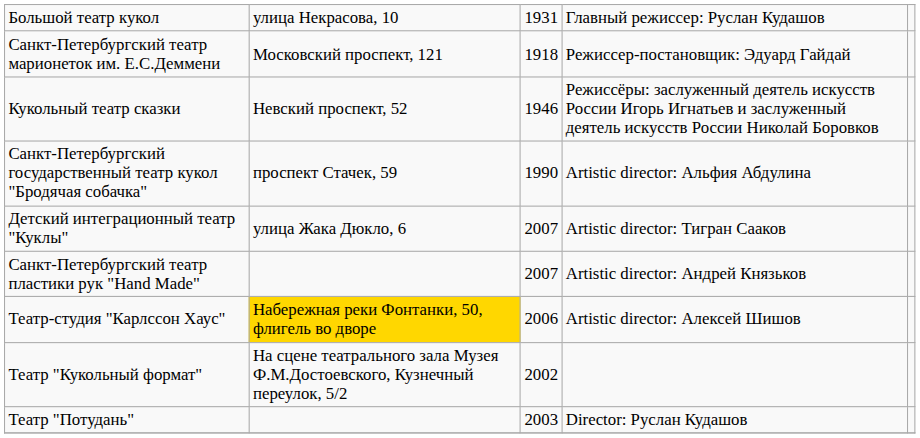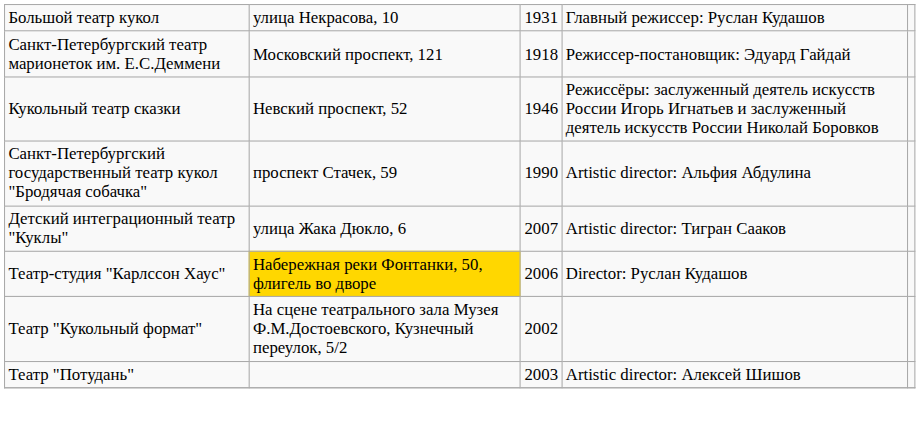- row: (108, 273)
(683, 319) Artistic director: Алексей Шишов -> (657, 273) Director: Руслан Кудашов
(657, 419) Director: Руслан Кудашов -> (683, 374) Artistic director: Алексей Шишов
